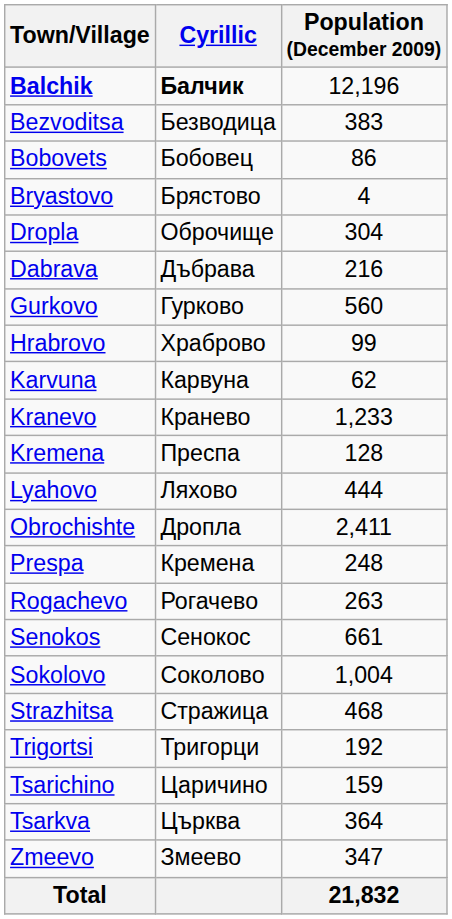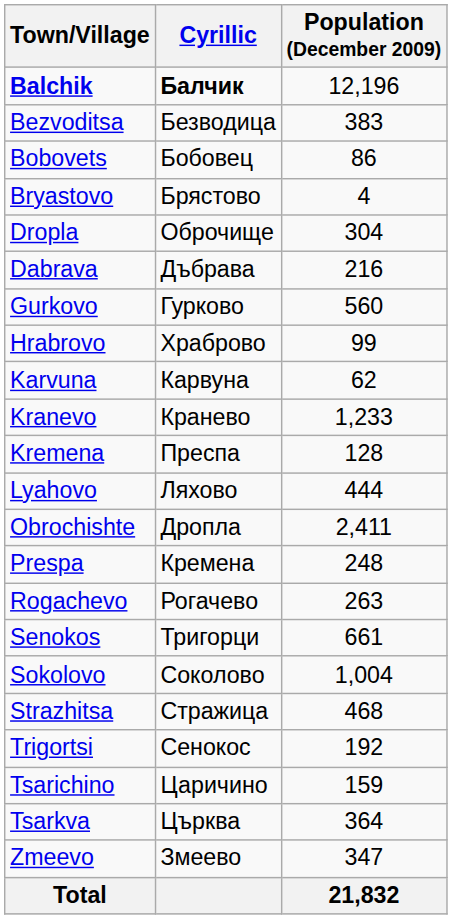(206, 637) Сенокос -> (210, 637) Тригорци
(210, 748) Тригорци -> (206, 748) Сенокос
